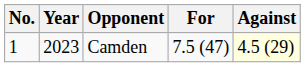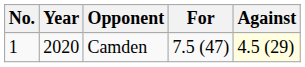(61, 47) 2023 -> (61, 47) 2020
